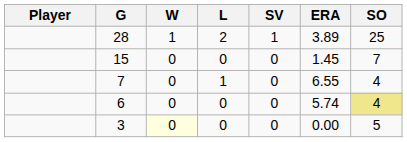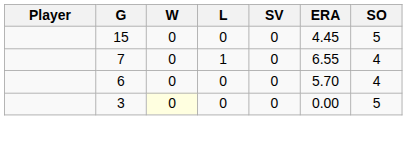- row: (121, 37)
(326, 59) 1.45 -> (326, 37) 4.45
(377, 59) 7 -> (377, 37) 5
(326, 103) 5.74 -> (326, 81) 5.70
(377, 103) khaki background -> (377, 81) no background
